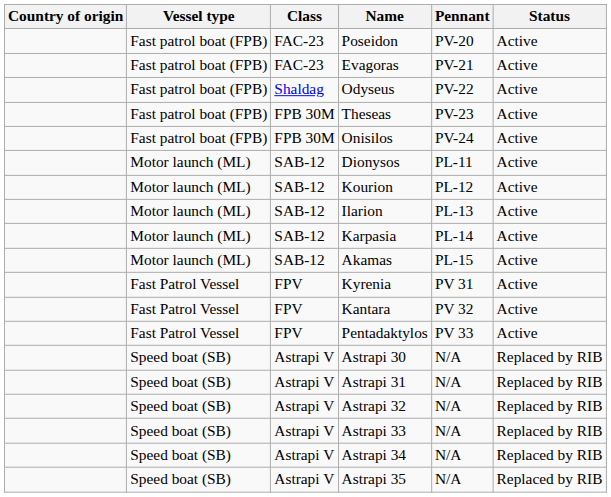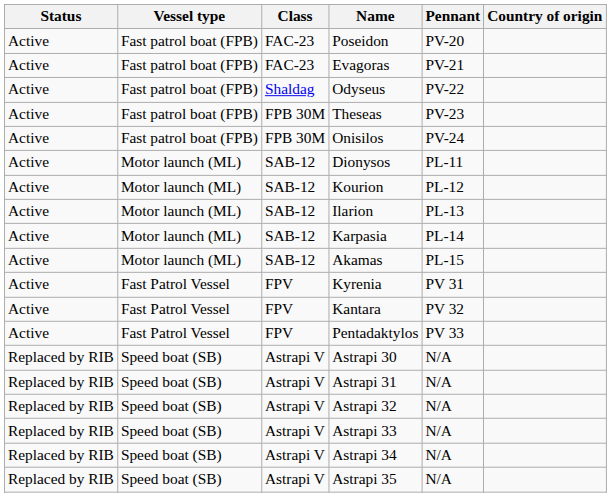columns swapped: (66, 16) <-> (549, 16)
